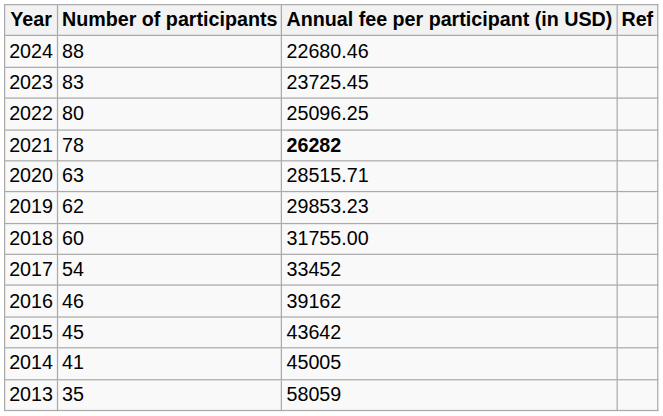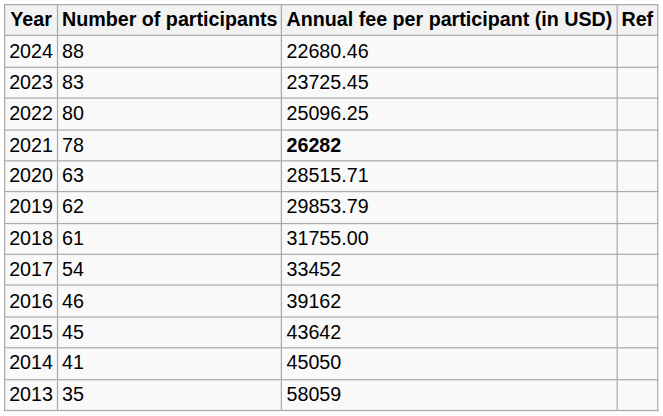(328, 207) 29853.23 -> (328, 207) 29853.79
(73, 238) 60 -> (73, 238) 61
(314, 363) 45005 -> (314, 363) 45050
